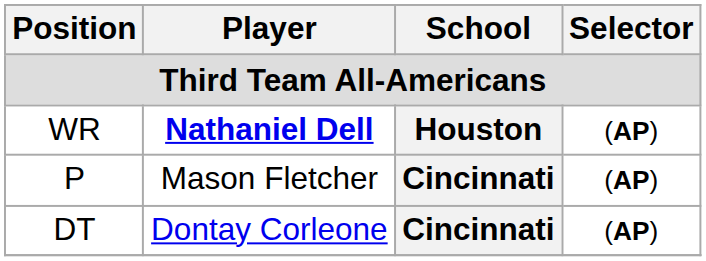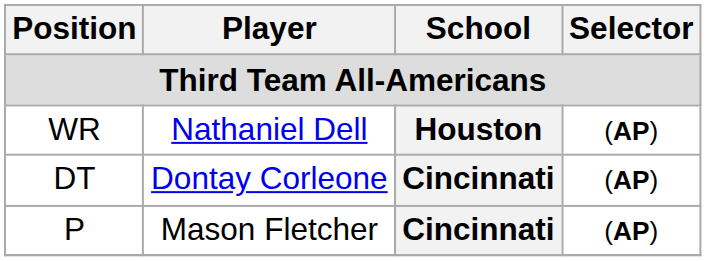(269, 129) bold -> (269, 129) normal
rows swapped: (74, 229) <-> (74, 179)
